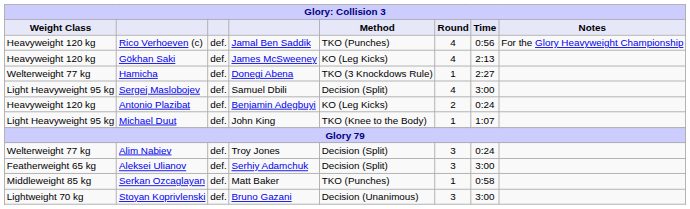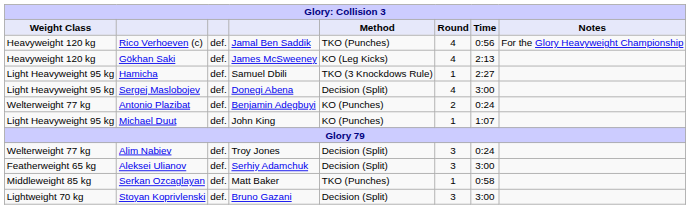(49, 74) Welterweight 77 kg -> (60, 74) Light Heavyweight 95 kg
(262, 74) Donegi Abena -> (259, 74) Samuel Dbili
(259, 89) Samuel Dbili -> (262, 89) Donegi Abena
(51, 105) Heavyweight 120 kg -> (49, 105) Welterweight 77 kg
(355, 105) KO (Leg Kicks) -> (353, 105) KO (Punches)
(374, 120) TKO (Knee to the Body) -> (353, 120) KO (Punches)
(370, 197) Decision (Unanimous) -> (355, 197) Decision (Split)
